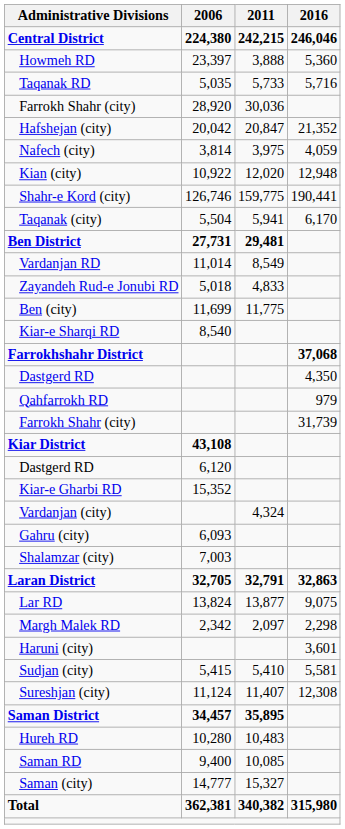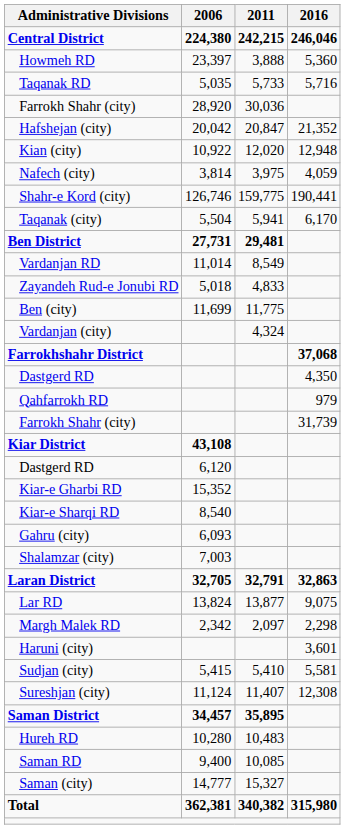rows swapped: (50, 173) <-> (57, 151)
rows swapped: (65, 512) <-> (69, 331)
